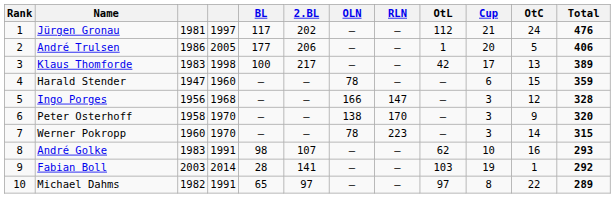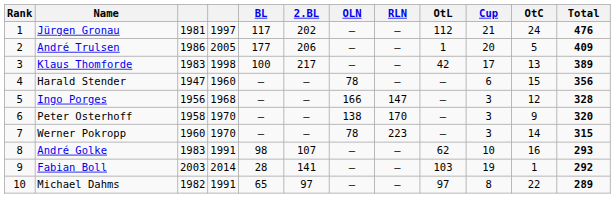(584, 47) 406 -> (584, 47) 409
(584, 82) 359 -> (584, 82) 356
